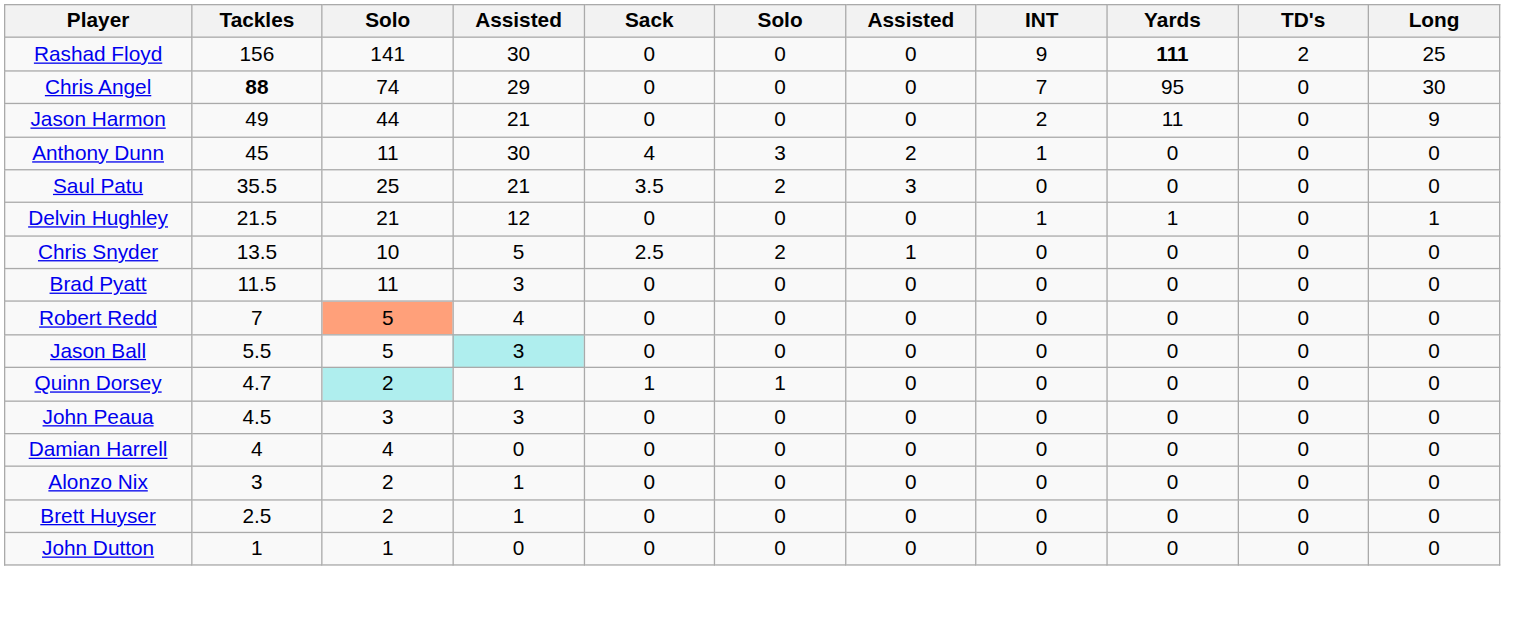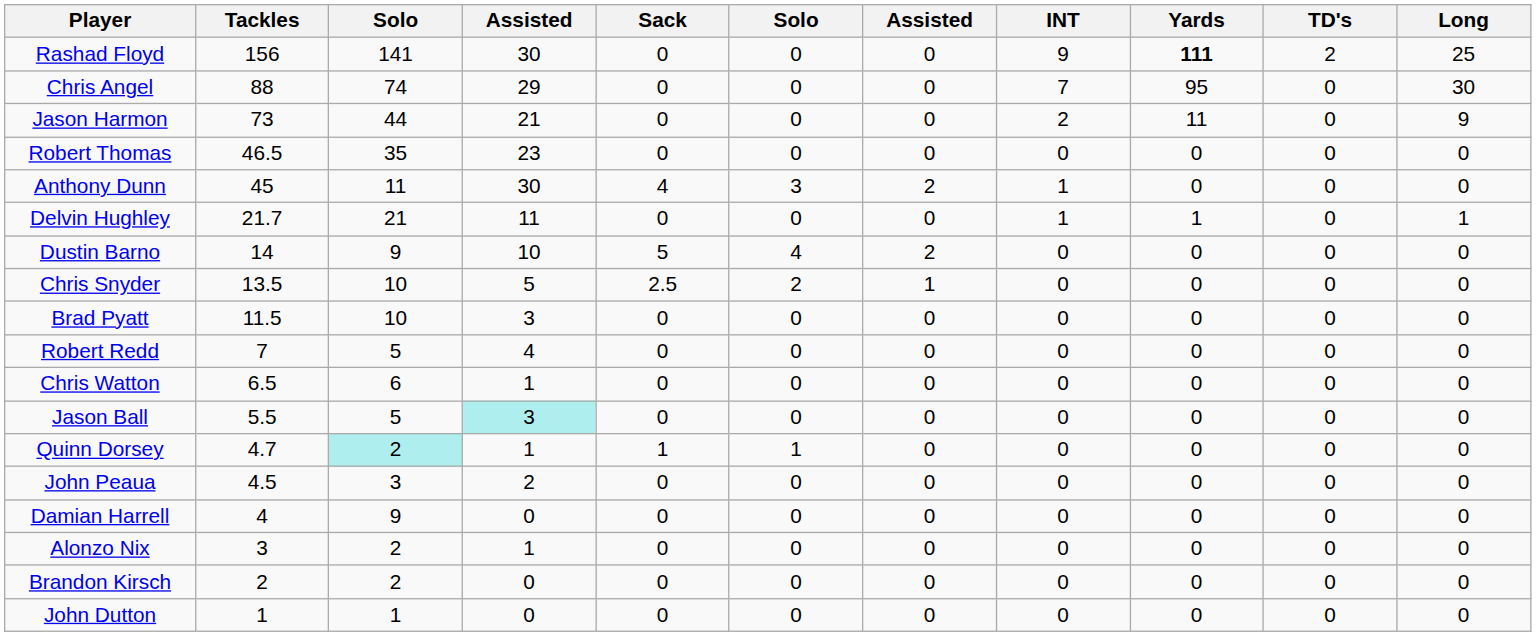(257, 86) bold -> (262, 86) normal
(257, 119) 49 -> (262, 119) 73
+ row: (100, 152)
- row: (98, 185)
(257, 218) 21.5 -> (262, 218) 21.7
(518, 218) 12 -> (529, 218) 11
+ row: (100, 251)
(388, 284) 11 -> (396, 317) 10
(388, 317) lightsalmon background -> (396, 350) no background
+ row: (100, 383)
(518, 416) 3 -> (529, 482) 2
(388, 449) 4 -> (396, 515) 9
- row: (98, 515)
+ row: (100, 581)
